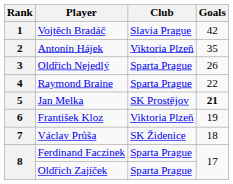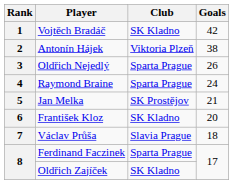(161, 30) Slavia Prague -> (155, 30) SK Kladno
(212, 48) 35 -> (212, 48) 38
(212, 83) 22 -> (212, 83) 24
(212, 100) bold -> (212, 100) normal
(162, 118) Viktoria Plzeň -> (155, 118) SK Kladno
(212, 118) 19 -> (212, 118) 20
(158, 135) SK Židenice -> (161, 135) Slavia Prague
(161, 170) Sparta Prague -> (155, 170) SK Kladno
